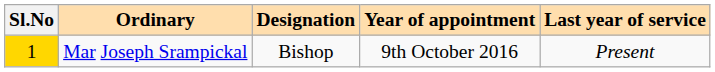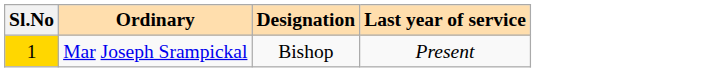- column: (450, 19)
